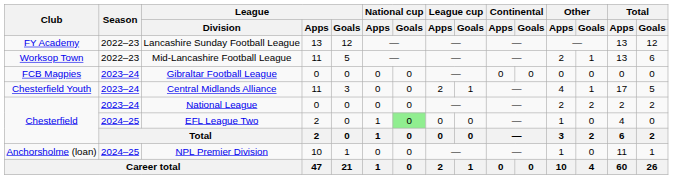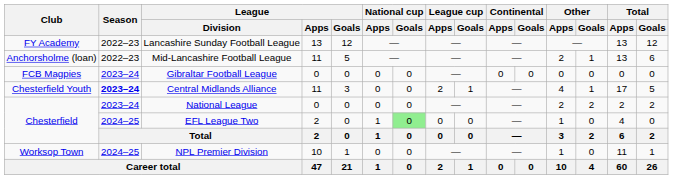(52, 58) Worksop Town -> (52, 58) Anchorsholme (loan)
(120, 89) normal -> (120, 89) bold
(52, 151) Anchorsholme (loan) -> (52, 151) Worksop Town
